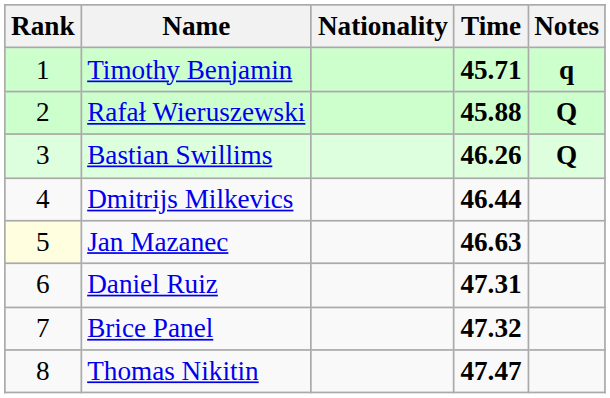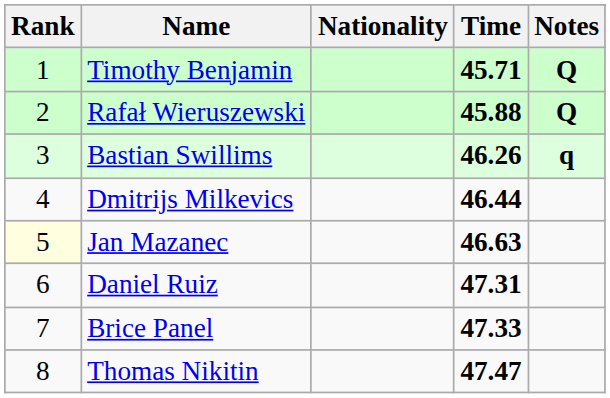(567, 69) q -> (567, 69) Q
(567, 155) Q -> (567, 155) q
(491, 328) 47.32 -> (491, 328) 47.33
